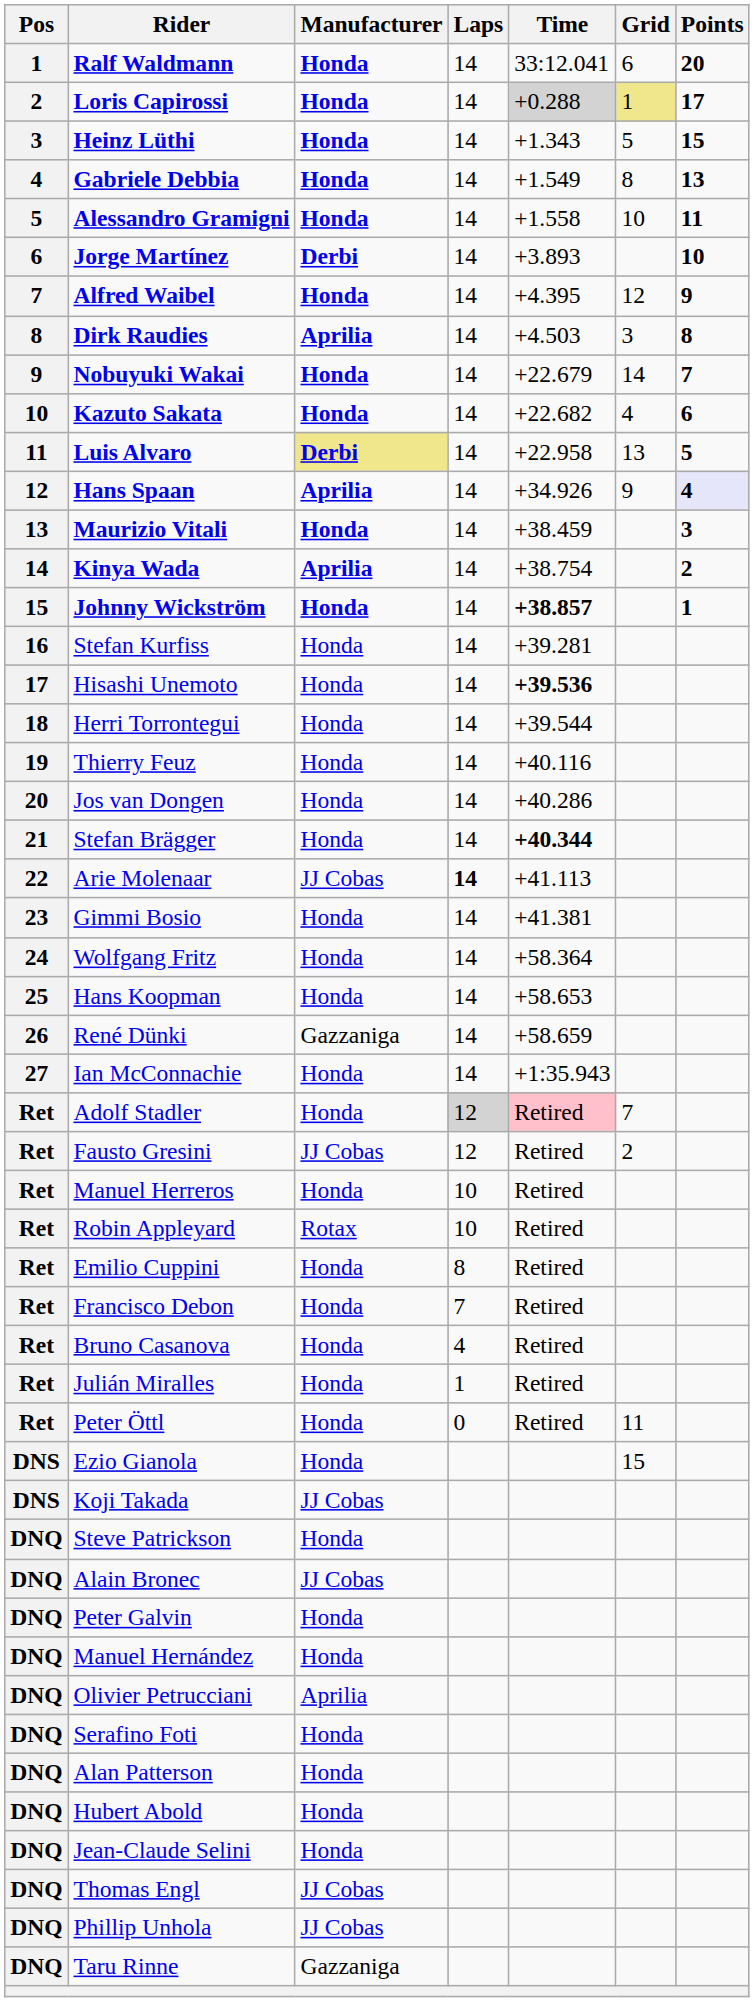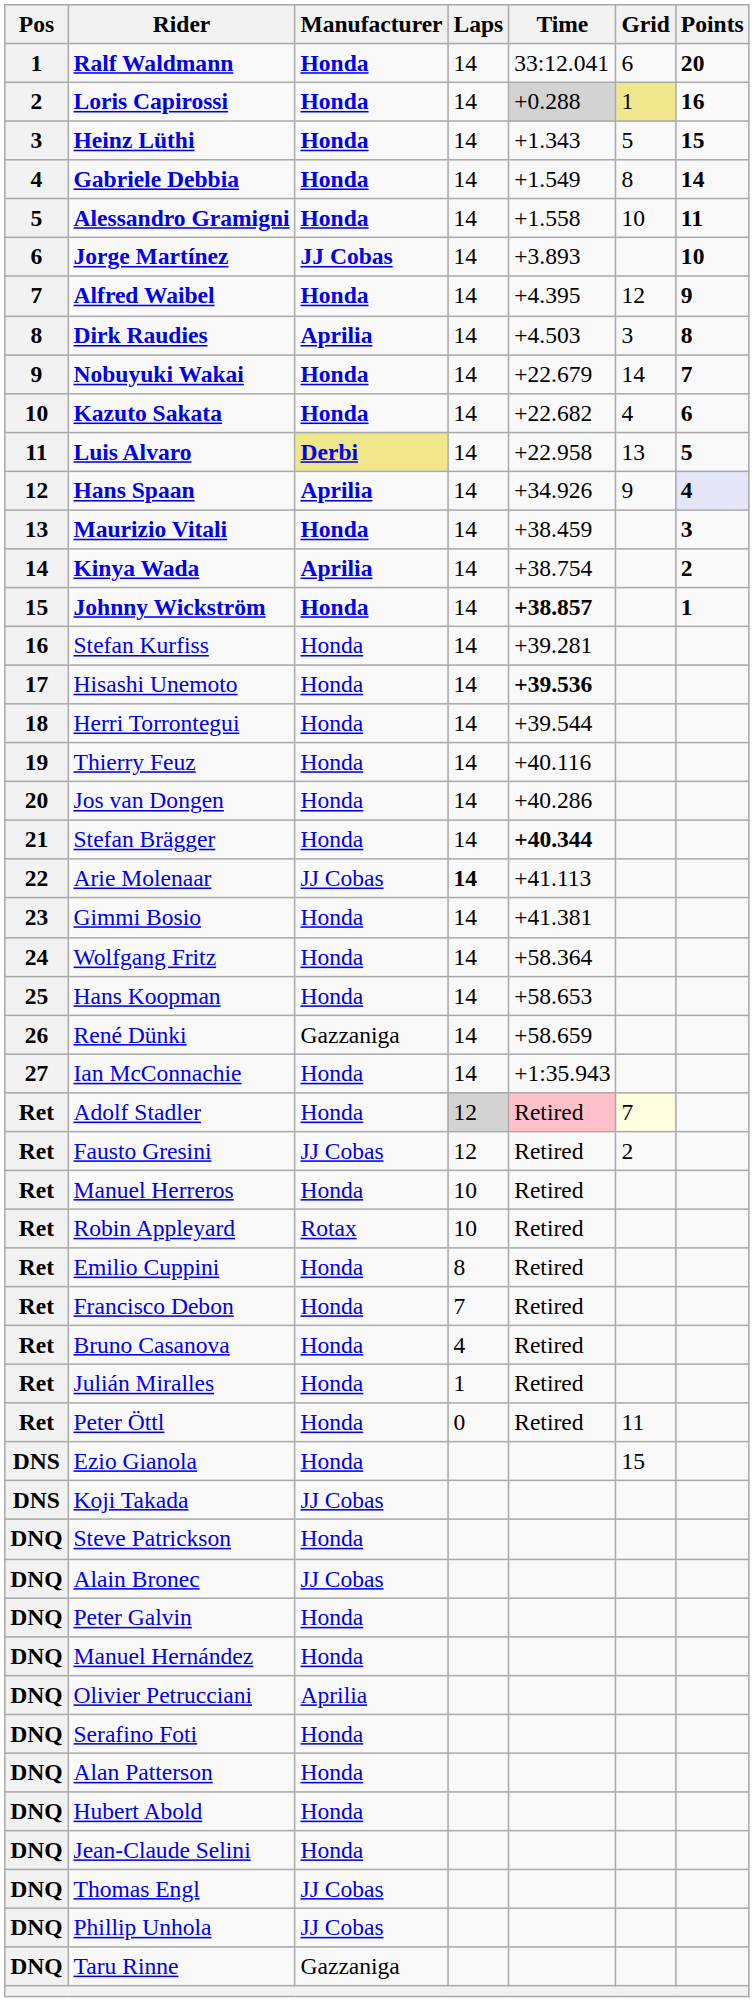(693, 101) 17 -> (693, 101) 16
(693, 179) 13 -> (693, 179) 14
(329, 257) Derbi -> (347, 257) JJ Cobas
(627, 1111) no background -> (627, 1111) lightyellow background
